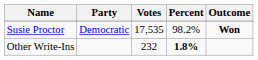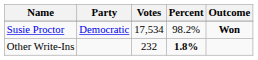(149, 30) 17,535 -> (149, 30) 17,534
